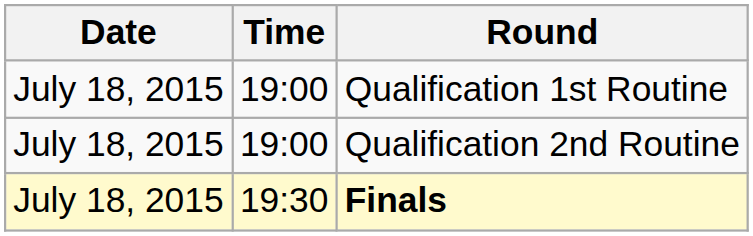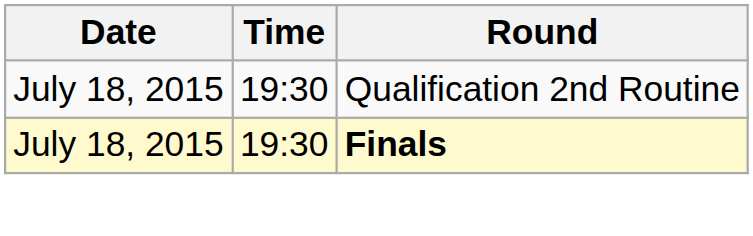- row: (536, 88)
(284, 144) 19:00 -> (284, 88) 19:30
